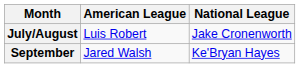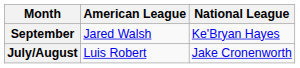rows swapped: (42, 33) <-> (42, 53)
